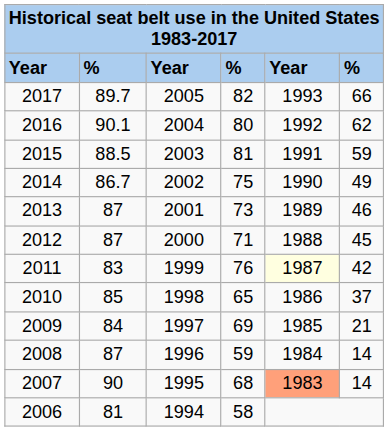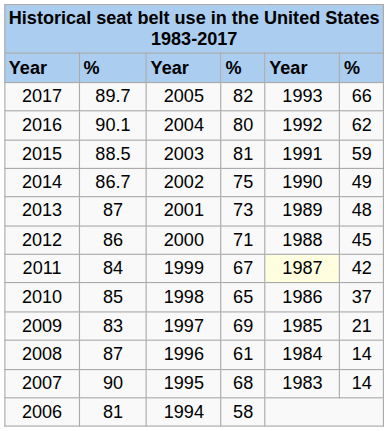(362, 211) 46 -> (362, 211) 48
(113, 239) 87 -> (113, 239) 86
(113, 268) 83 -> (113, 268) 84
(243, 268) 76 -> (243, 268) 67
(113, 325) 84 -> (113, 325) 83
(243, 354) 59 -> (243, 354) 61
(302, 383) lightsalmon background -> (302, 383) no background
